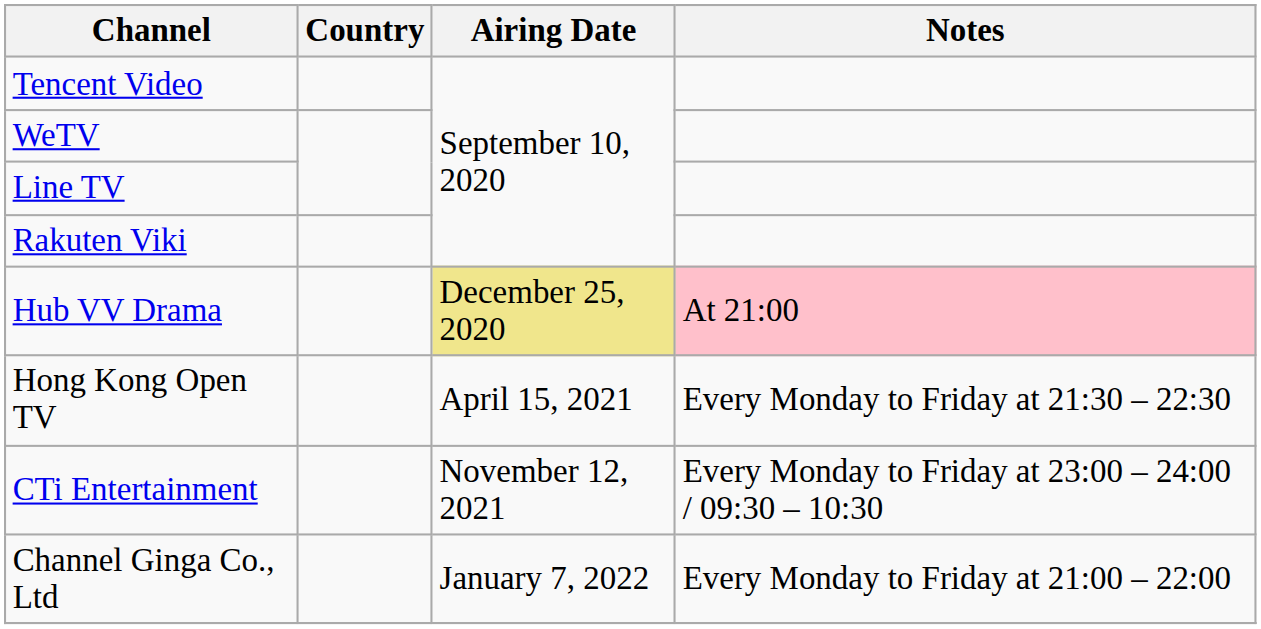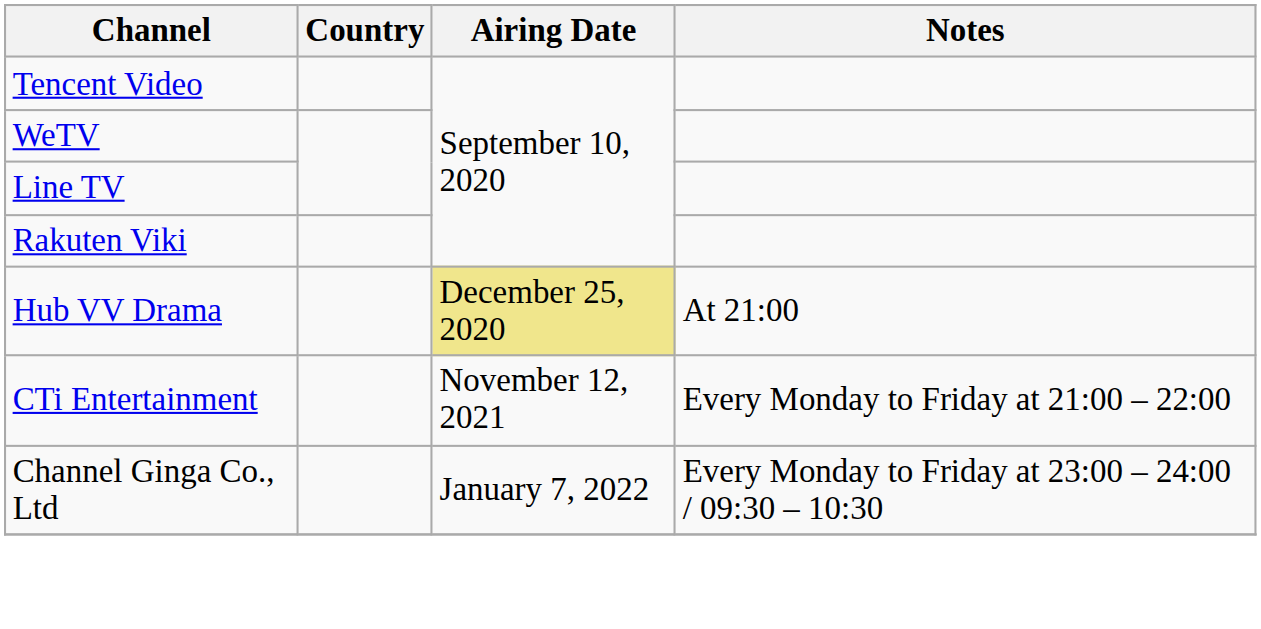(741, 310) pink background -> (741, 310) no background
- row: (130, 399)
(957, 489) Every Monday to Friday at 23:00 – 24:00 / 09:30 – 10:30 -> (957, 399) Every Monday to Friday at 21:00 – 22:00
(957, 578) Every Monday to Friday at 21:00 – 22:00 -> (957, 489) Every Monday to Friday at 23:00 – 24:00 / 09:30 – 10:30
